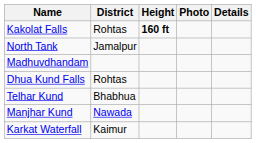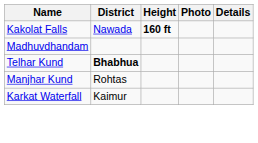(110, 29) Rohtas -> (113, 29) Nawada
- row: (32, 46)
- row: (46, 79)
(114, 96) normal -> (116, 63) bold
(113, 113) Nawada -> (110, 79) Rohtas
